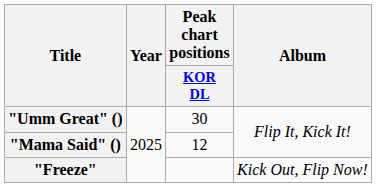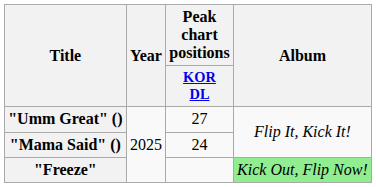(200, 119) 30 -> (200, 119) 27
(200, 144) 12 -> (200, 144) 24
(302, 170) no background -> (302, 170) lightgreen background
